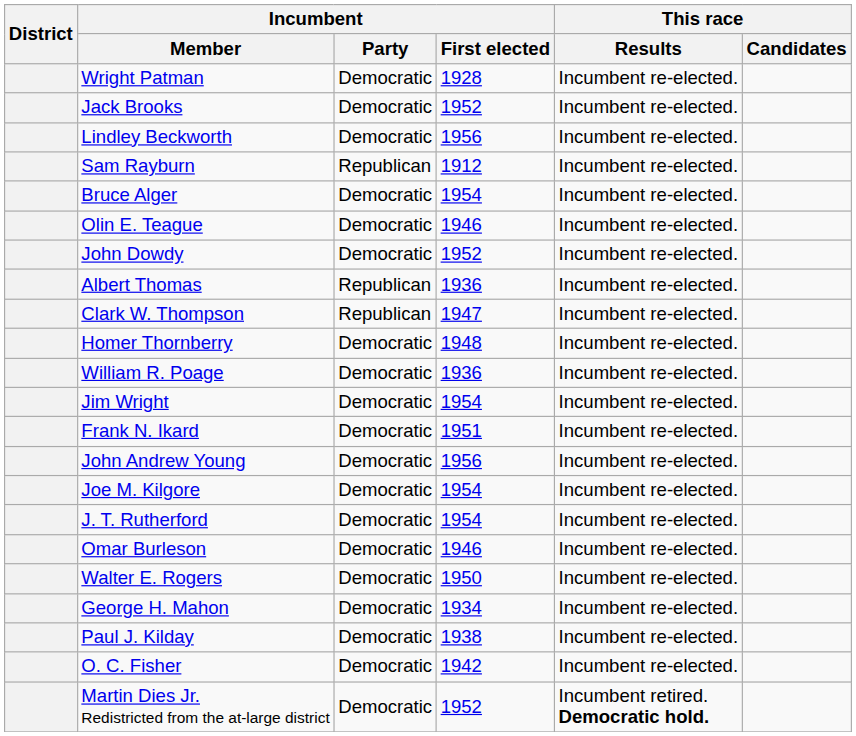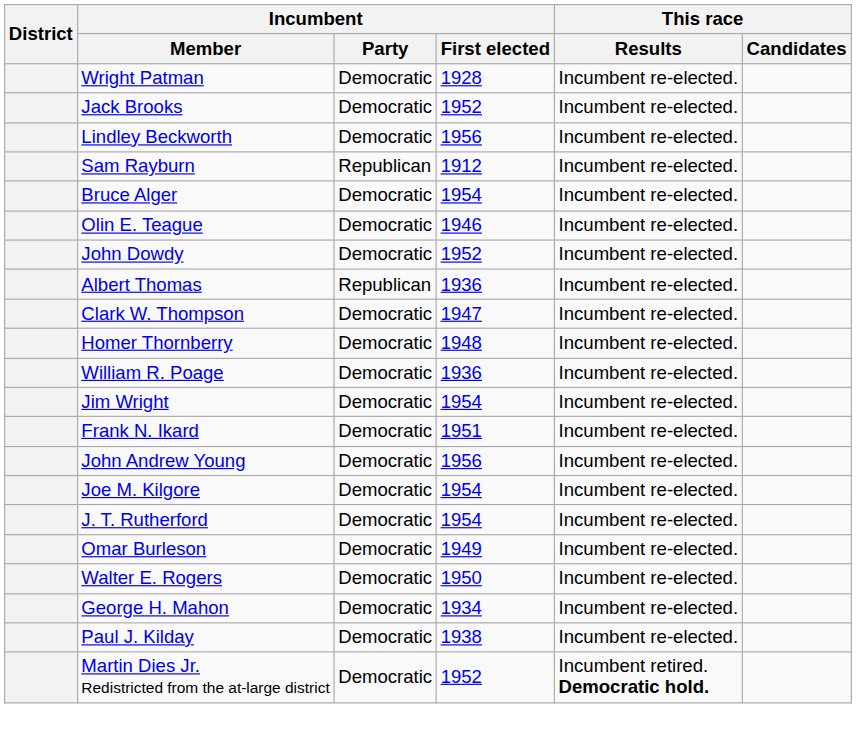(385, 313) Republican -> (385, 313) Democratic
(461, 549) 1946 -> (461, 549) 1949
- row: (131, 666)
